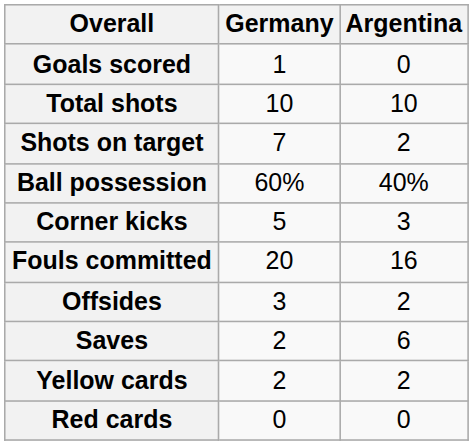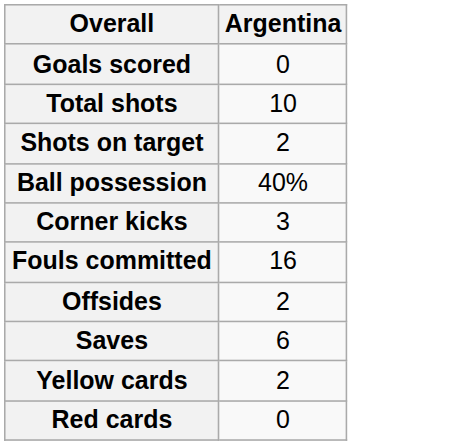- column: (279, 24)
